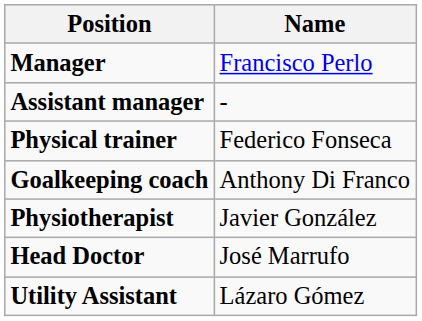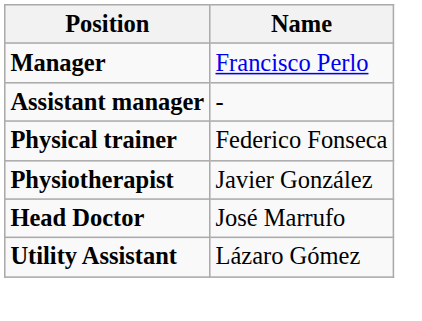- row: (109, 179)
